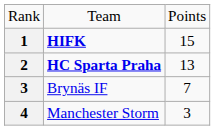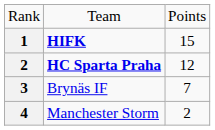(187, 64) 13 -> (187, 64) 12
(187, 112) 3 -> (187, 112) 2
